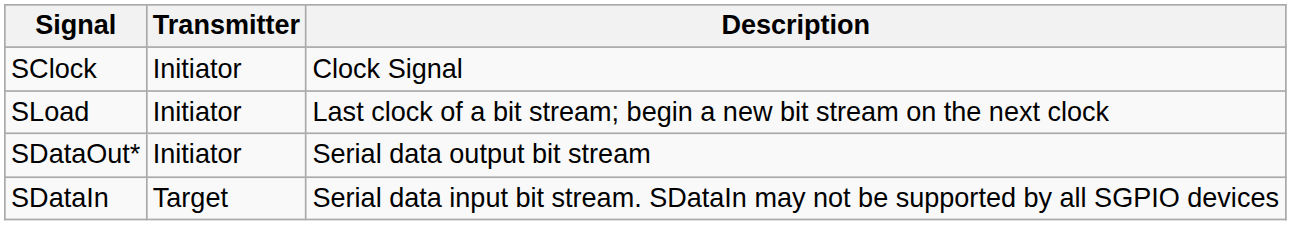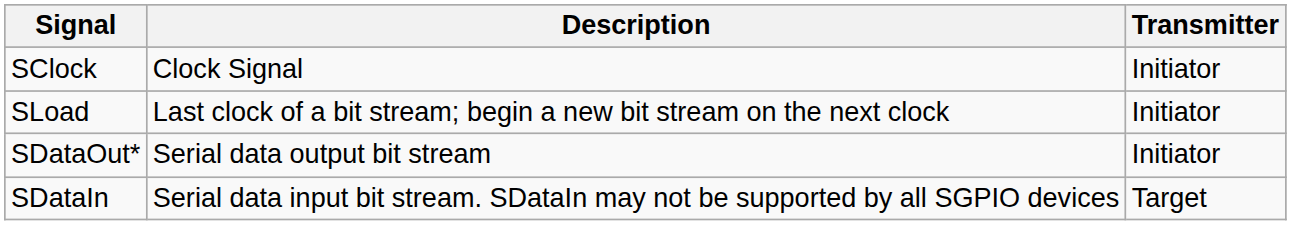columns swapped: (226, 25) <-> (796, 25)
